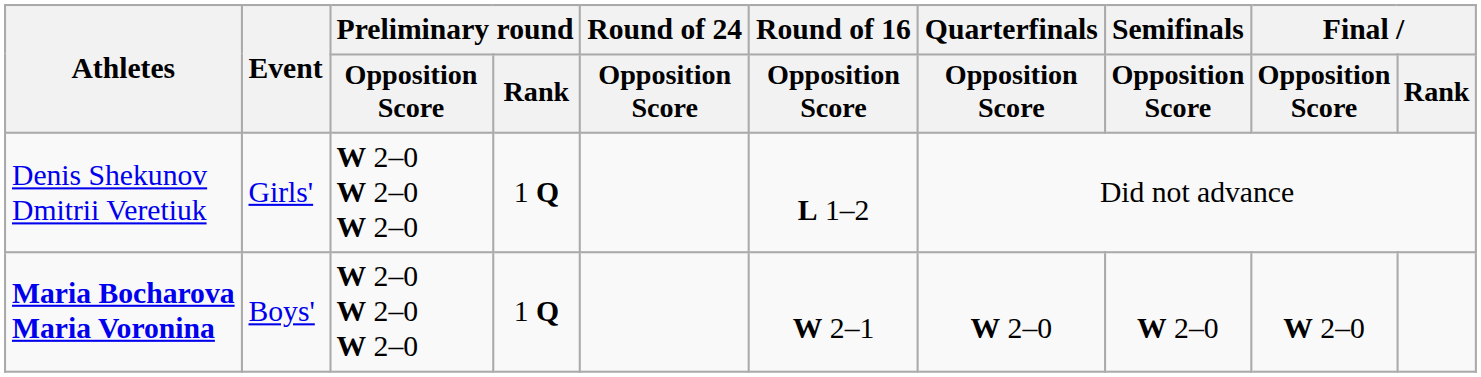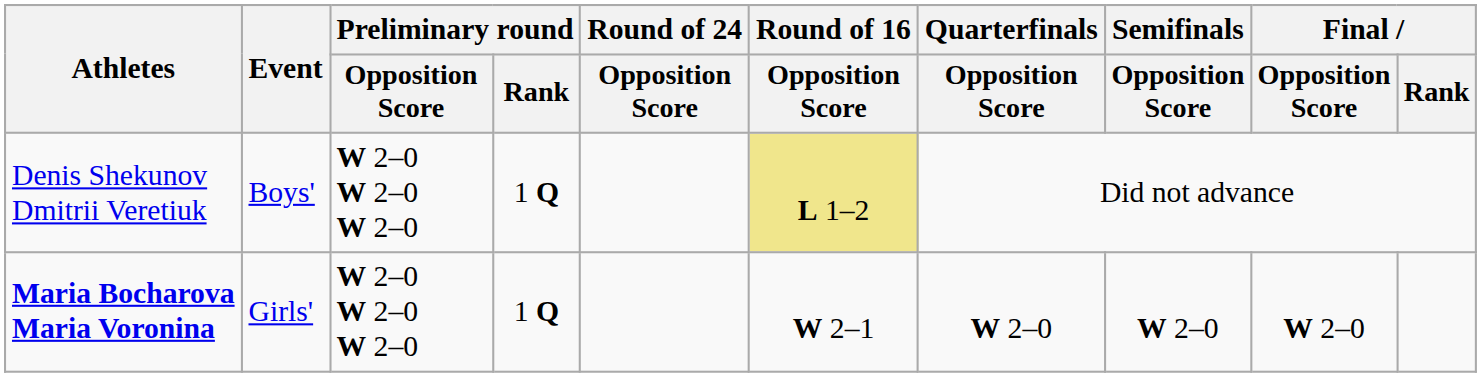(281, 192) Girls' -> (282, 192) Boys'
(834, 210) no background -> (834, 210) khaki background
(282, 311) Boys' -> (281, 311) Girls'
